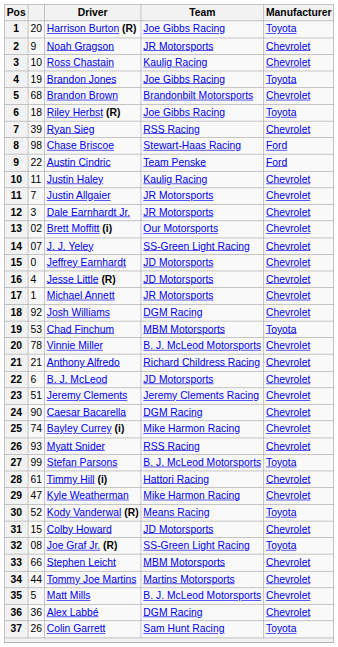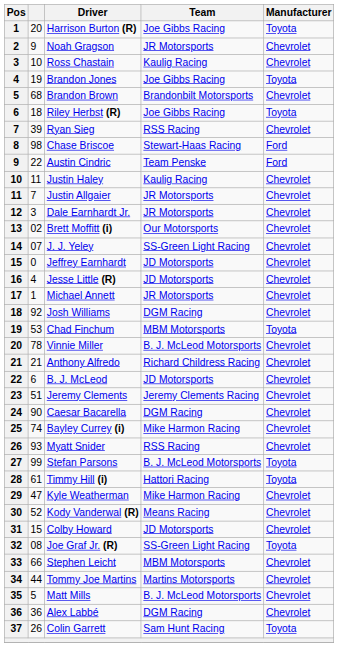(288, 479) Chevrolet -> (281, 479) Toyota
(281, 512) Toyota -> (288, 512) Chevrolet
